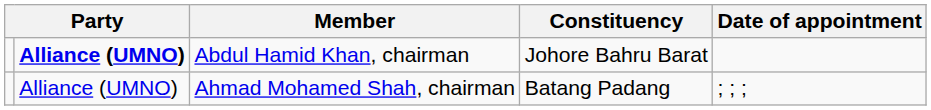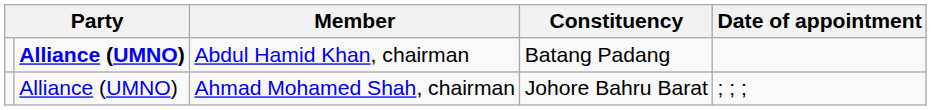(616, 54) Johore Bahru Barat -> (598, 54) Batang Padang
(598, 88) Batang Padang -> (616, 88) Johore Bahru Barat
